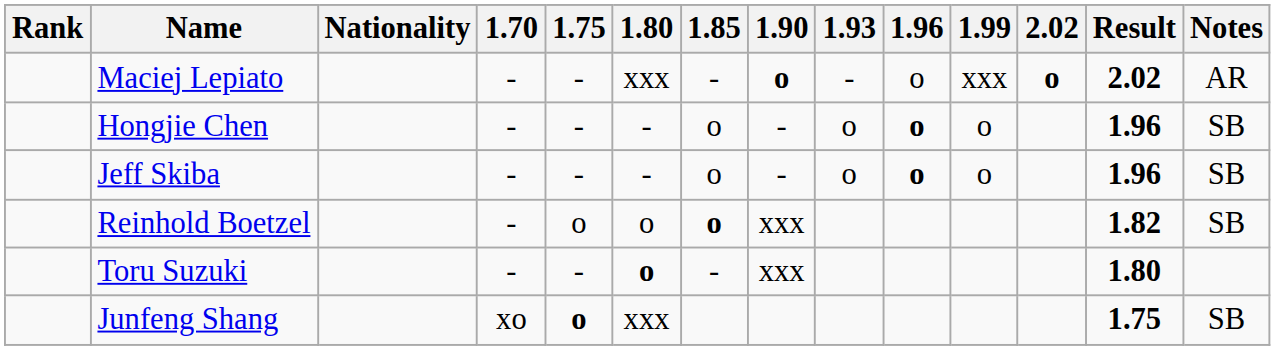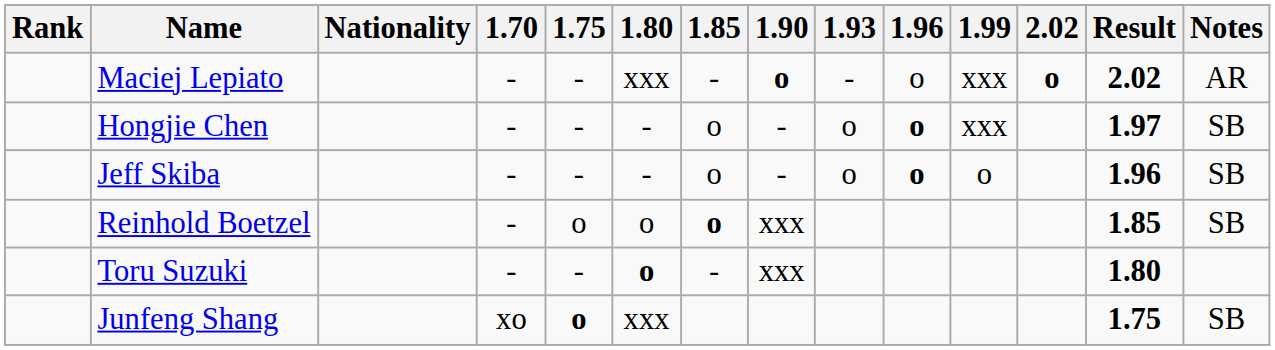(984, 125) o -> (984, 125) xxx
(1134, 125) 1.96 -> (1134, 125) 1.97
(1134, 222) 1.82 -> (1134, 222) 1.85
